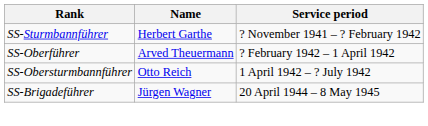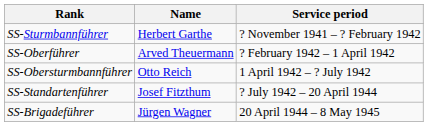+ row: (58, 92)
